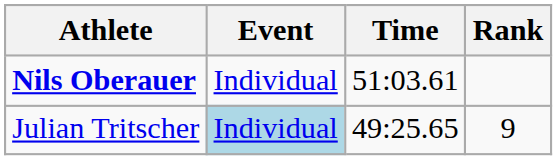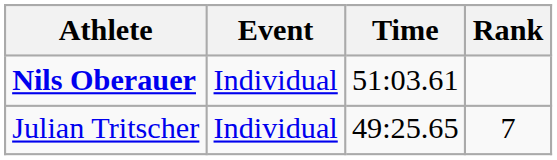(276, 129) lightblue background -> (276, 129) no background
(508, 129) 9 -> (508, 129) 7
